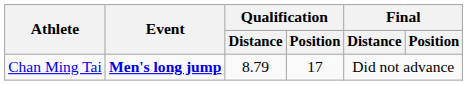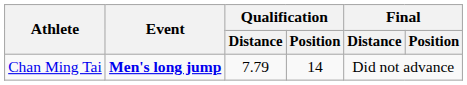(256, 67) 8.79 -> (256, 67) 7.79
(315, 67) 17 -> (315, 67) 14
